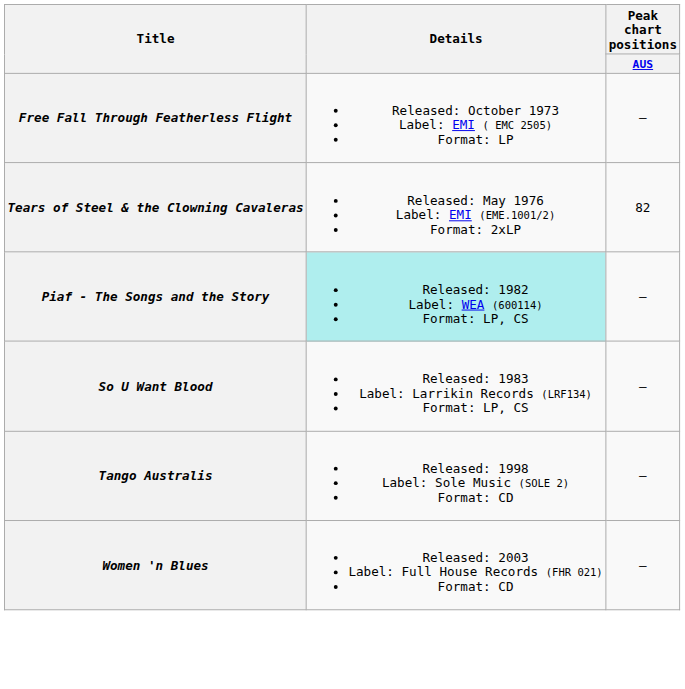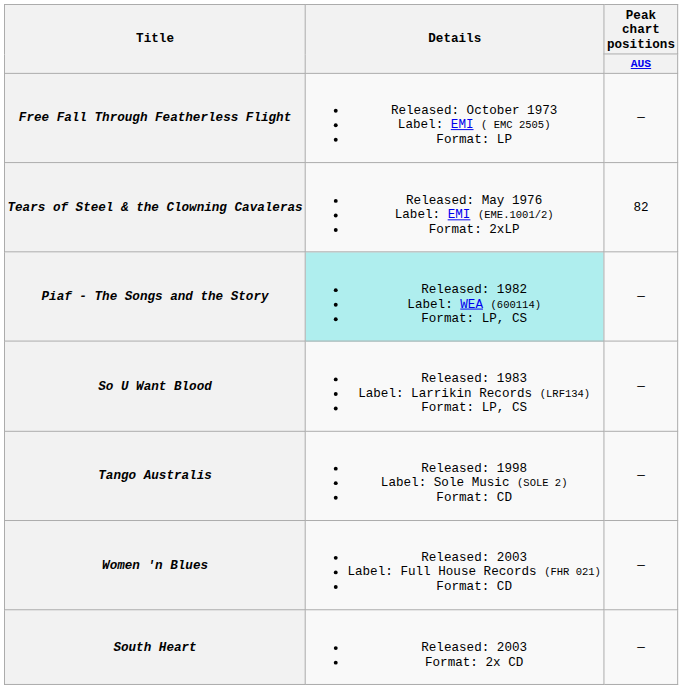+ row: (155, 647)
